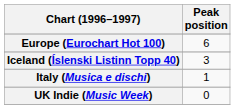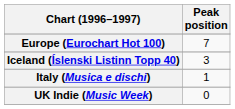(206, 43) 6 -> (206, 43) 7
